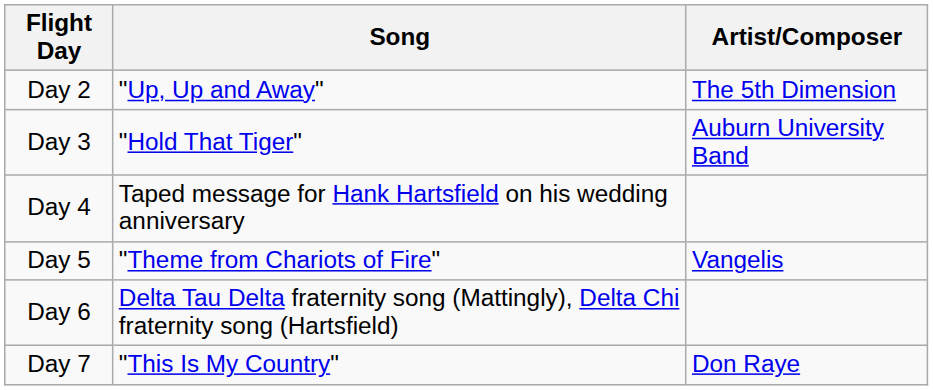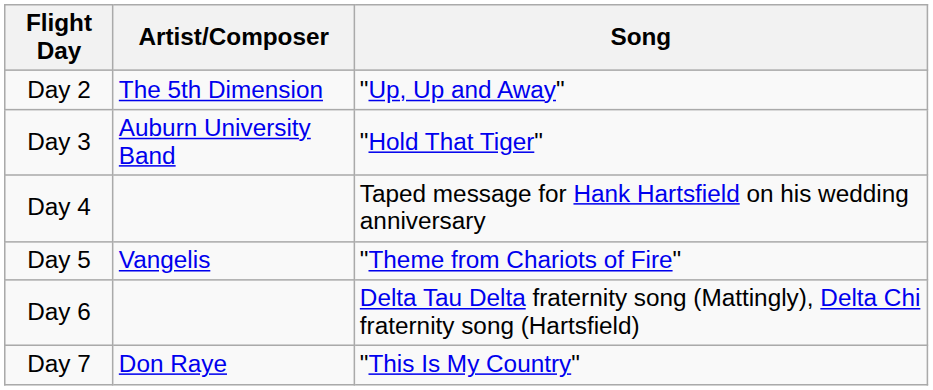columns swapped: (400, 37) <-> (807, 37)
